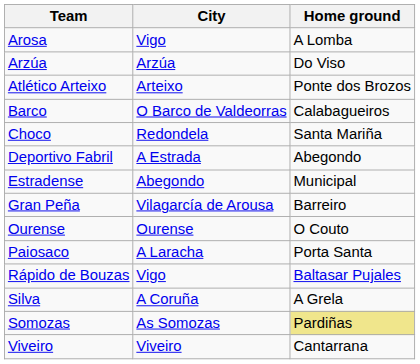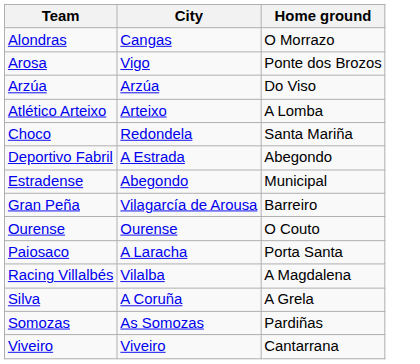+ row: (37, 39)
(323, 39) A Lomba -> (323, 63) Ponte dos Brozos
(352, 87) Ponte dos Brozos -> (294, 110) A Lomba
- row: (27, 110)
+ row: (61, 275)
- row: (69, 275)
(323, 323) khaki background -> (294, 323) no background
